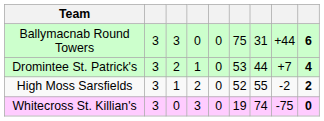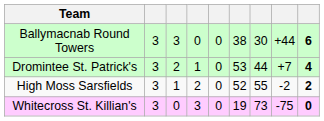(240, 40) 75 -> (240, 40) 38
(261, 40) 31 -> (261, 40) 30
(261, 106) 74 -> (261, 106) 73
